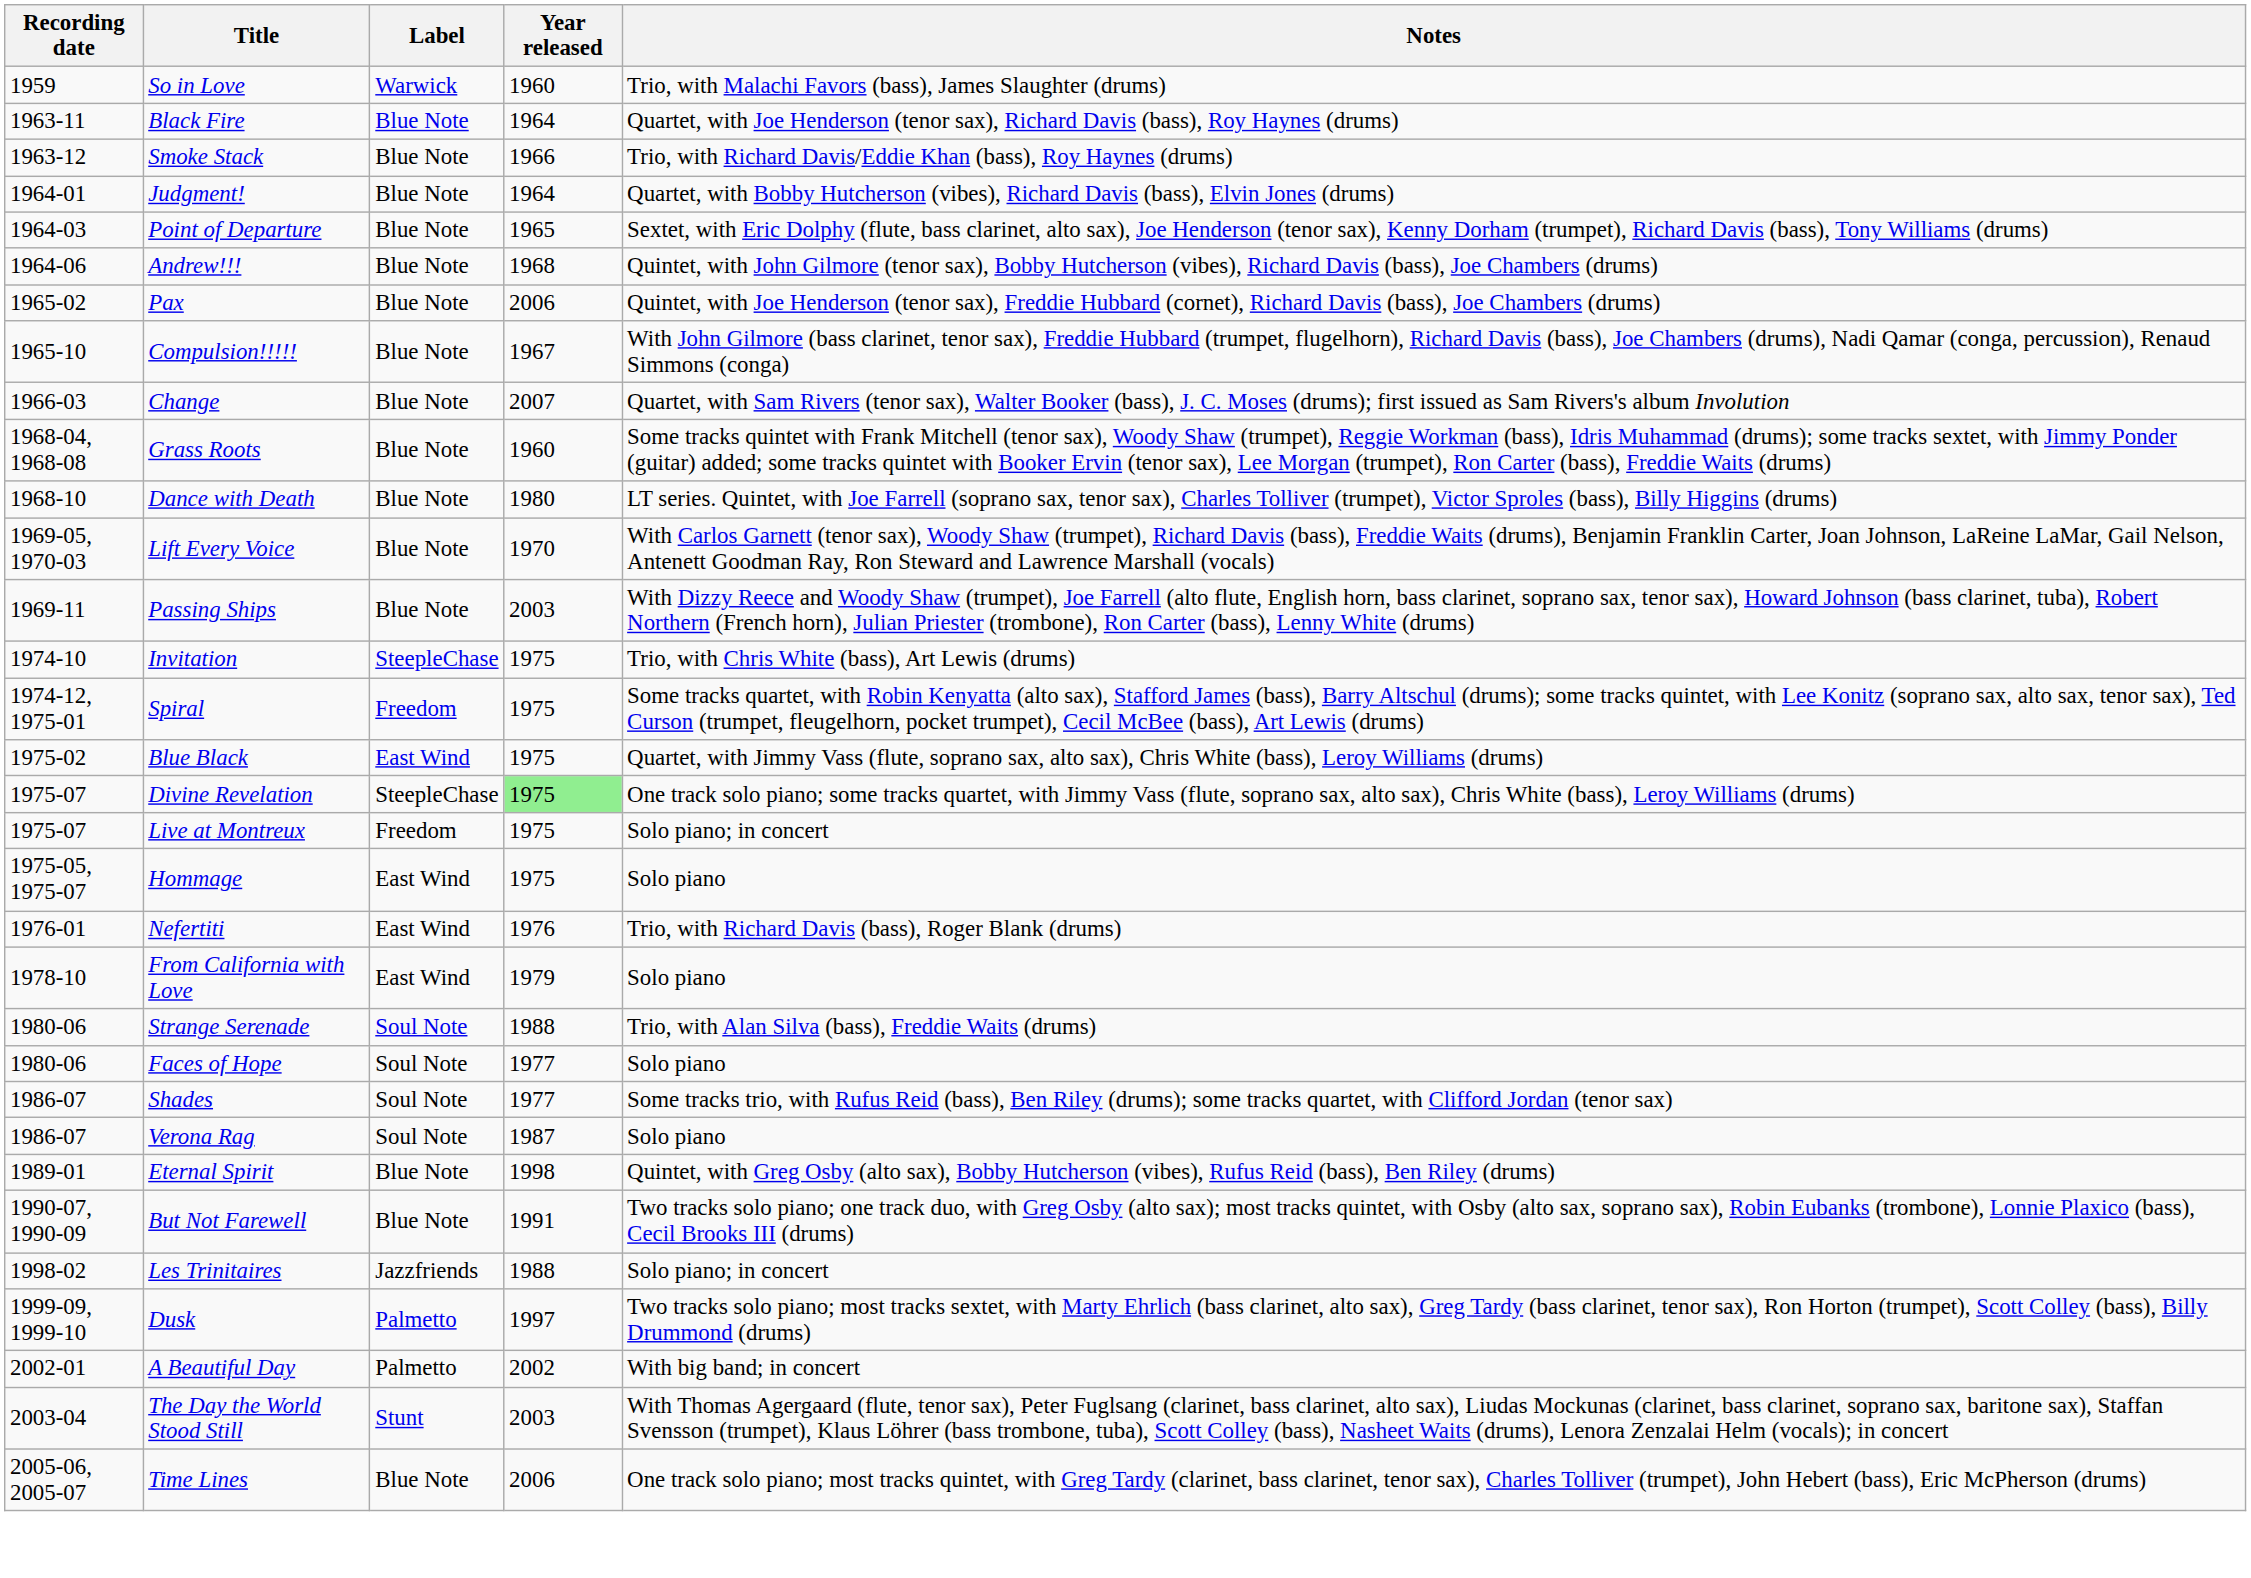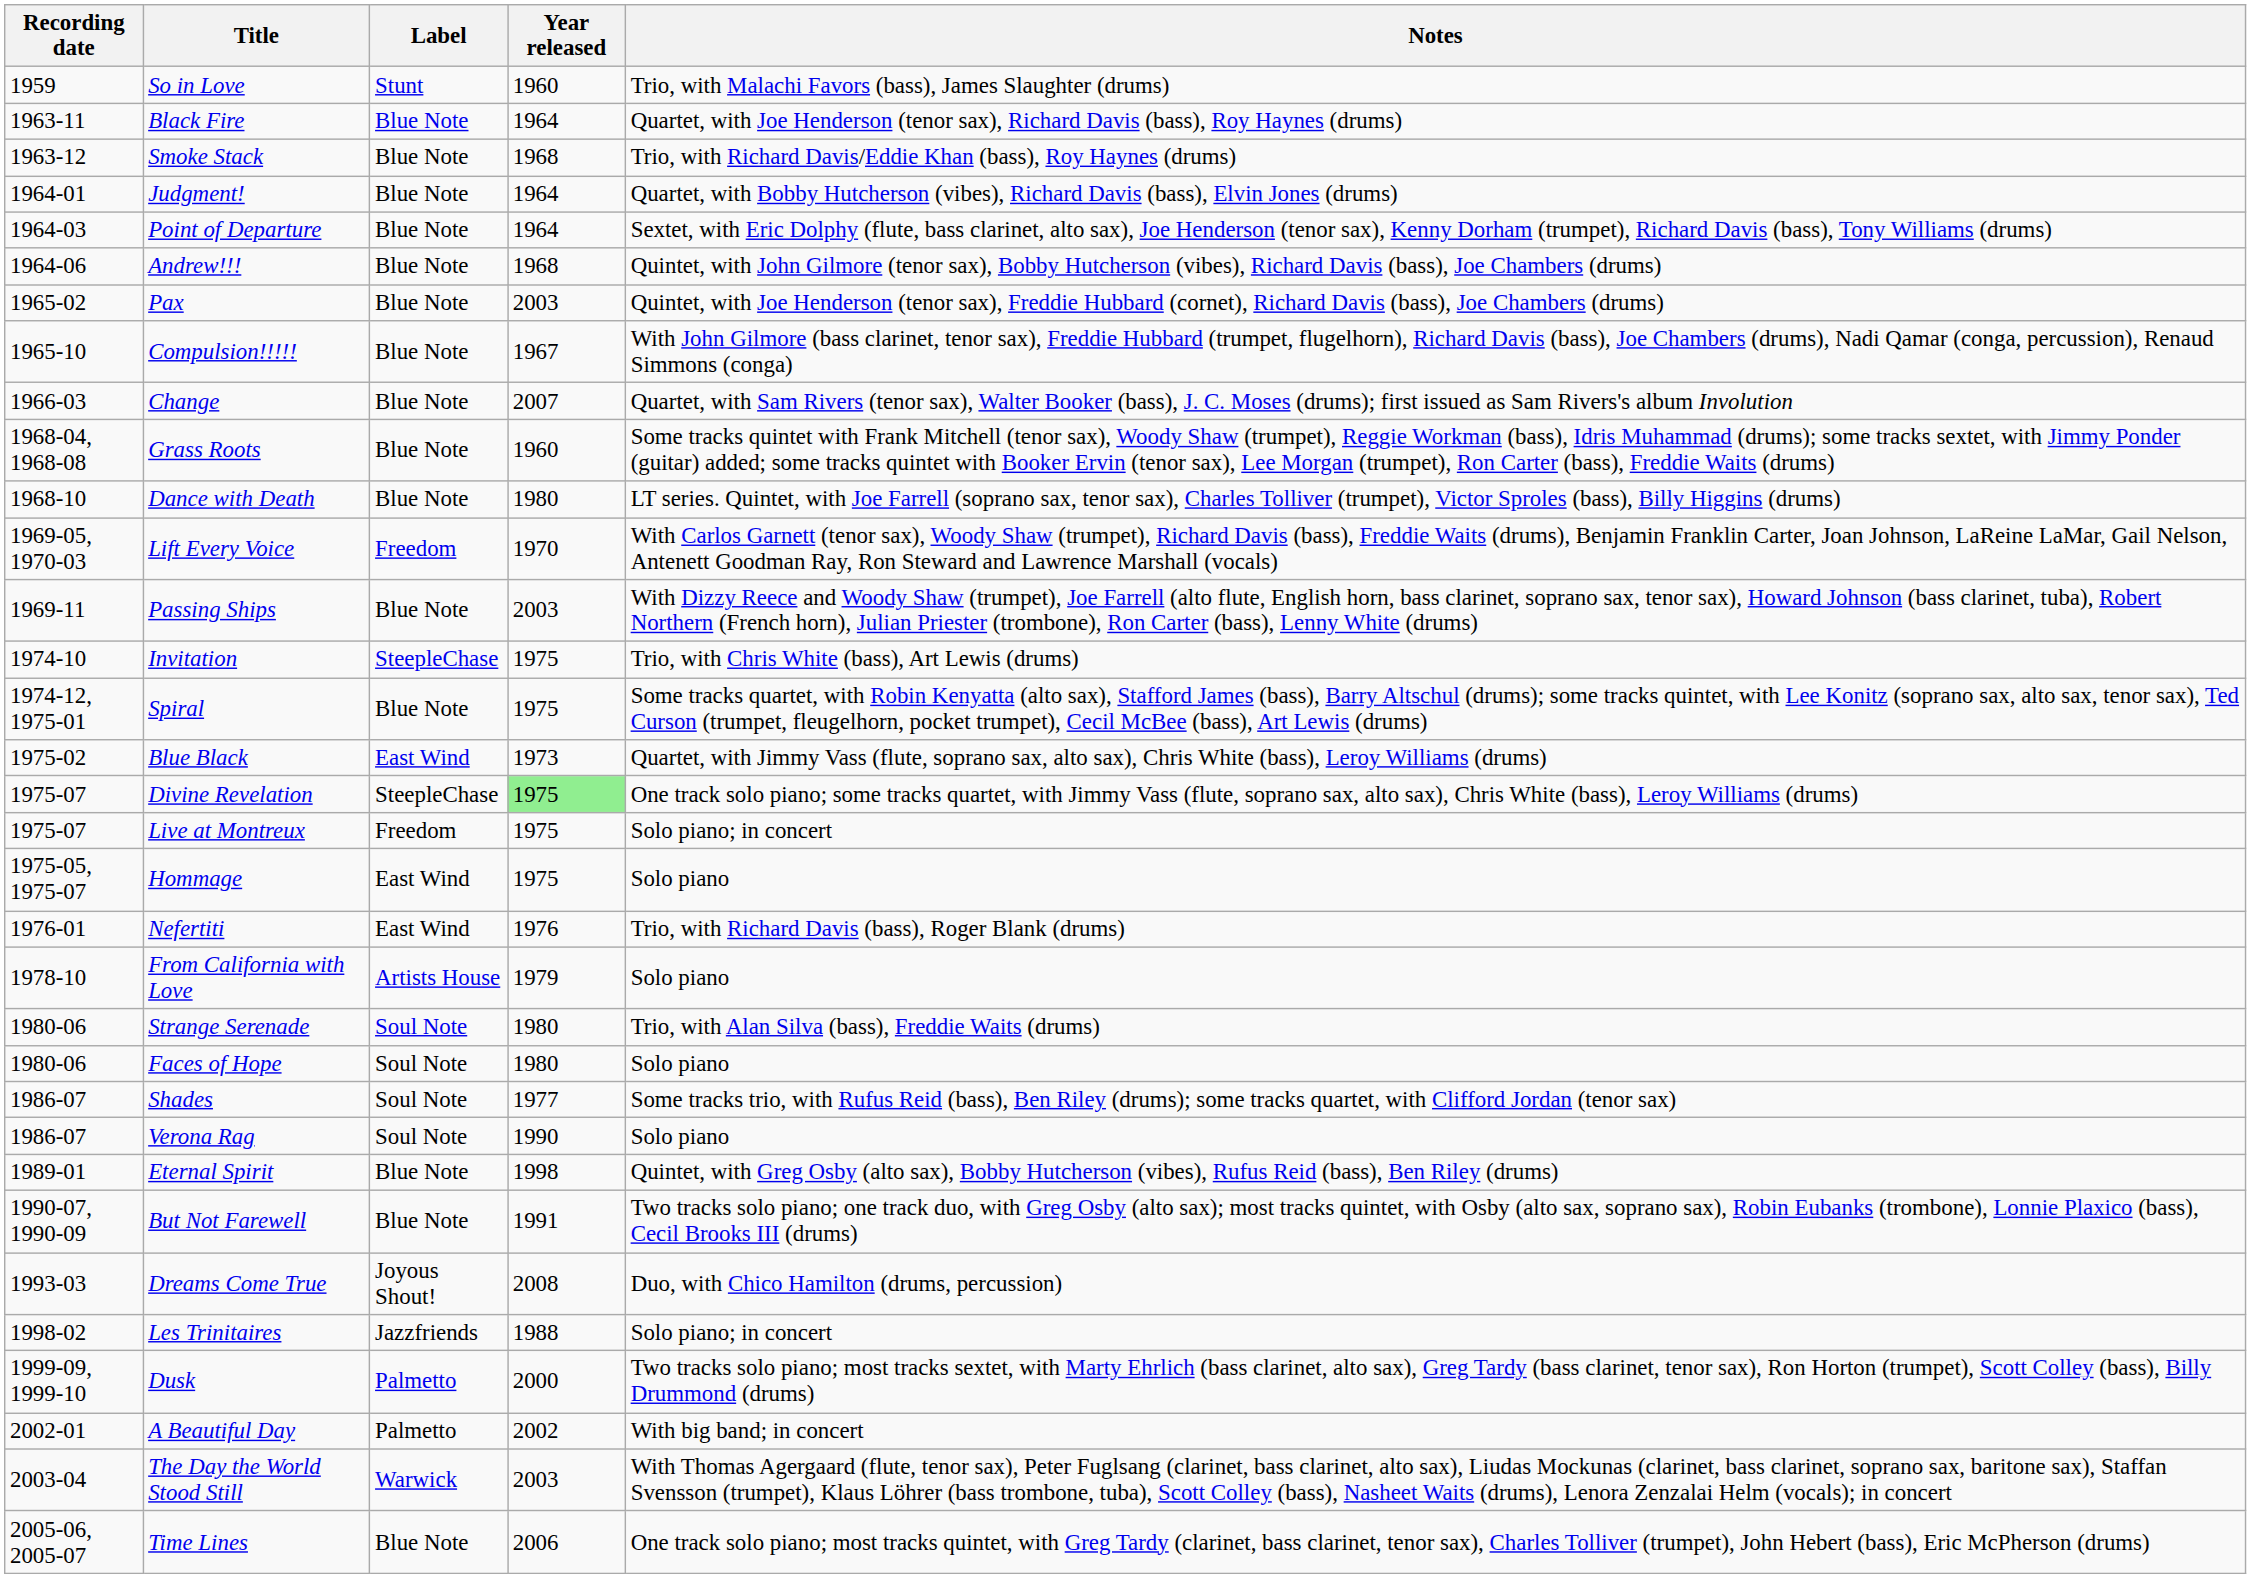(416, 84) Warwick -> (399, 84) Stunt
(532, 157) 1966 -> (536, 157) 1968
(532, 229) 1965 -> (536, 229) 1964
(532, 302) 2006 -> (536, 302) 2003
(422, 548) Blue Note -> (416, 548) Freedom
(416, 708) Freedom -> (422, 708) Blue Note
(532, 757) 1975 -> (536, 757) 1973
(423, 977) East Wind -> (438, 977) Artists House
(532, 1026) 1988 -> (536, 1026) 1980
(532, 1063) 1977 -> (536, 1063) 1980
(532, 1135) 1987 -> (536, 1135) 1990
+ row: (237, 1283)
(532, 1319) 1997 -> (536, 1381) 2000
(399, 1417) Stunt -> (416, 1479) Warwick
